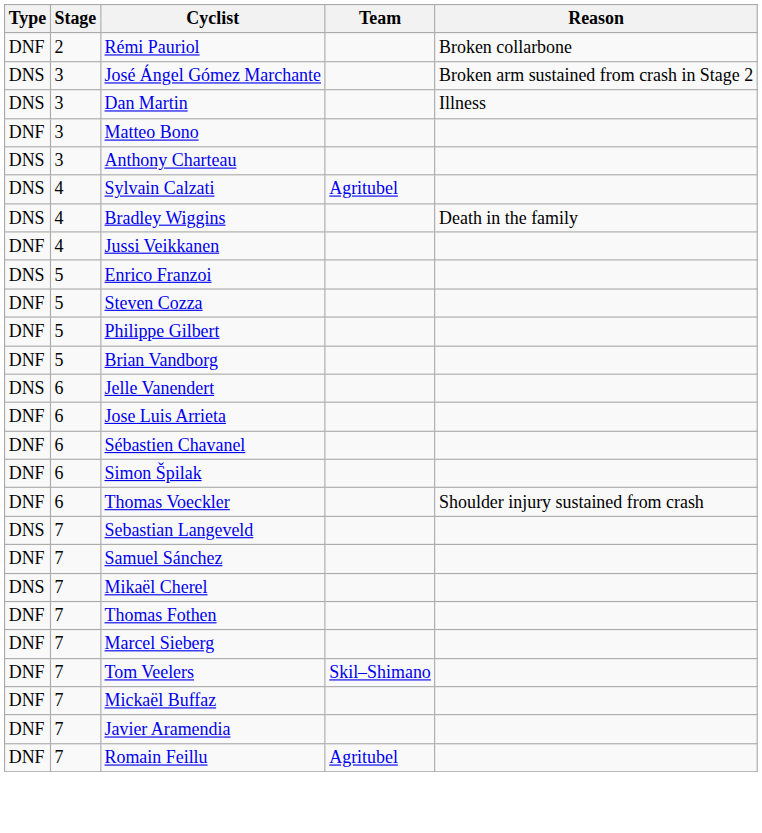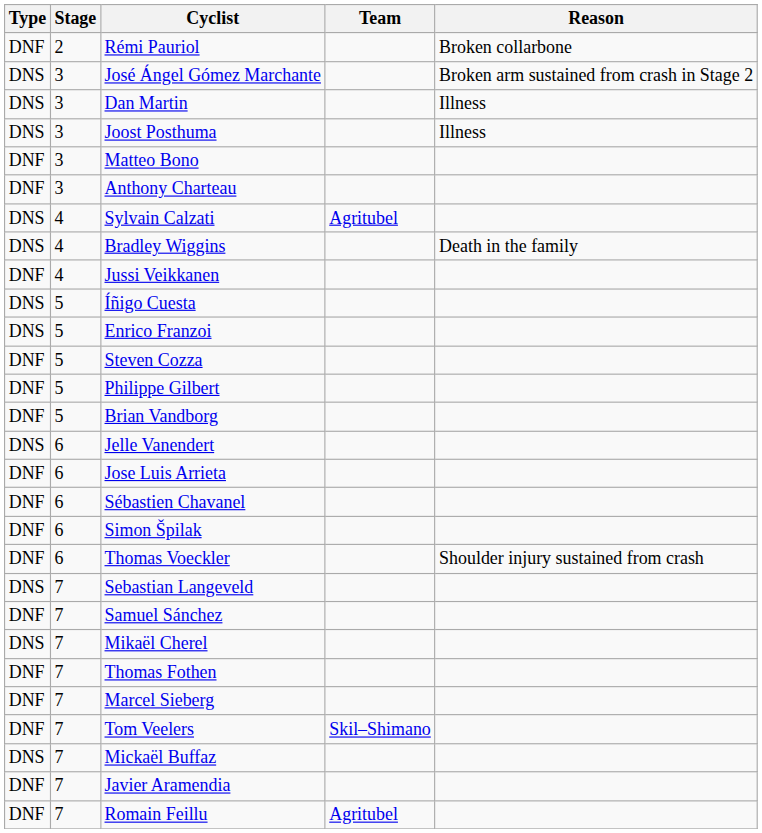+ row: (161, 132)
(27, 160) DNS -> (27, 189) DNF
+ row: (150, 302)
(27, 700) DNF -> (27, 757) DNS
